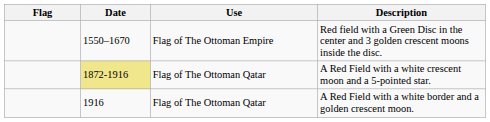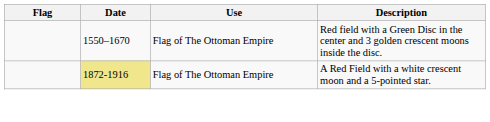(209, 74) Flag of The Ottoman Qatar -> (213, 74) Flag of The Ottoman Empire
- row: (400, 103)
